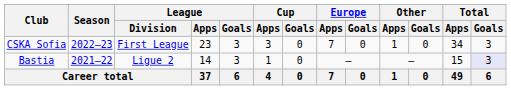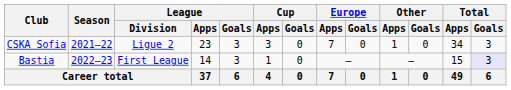(92, 45) 2022–23 -> (92, 45) 2021–22
(153, 45) First League -> (153, 45) Ligue 2
(92, 61) 2021–22 -> (92, 61) 2022–23
(153, 61) Ligue 2 -> (153, 61) First League
